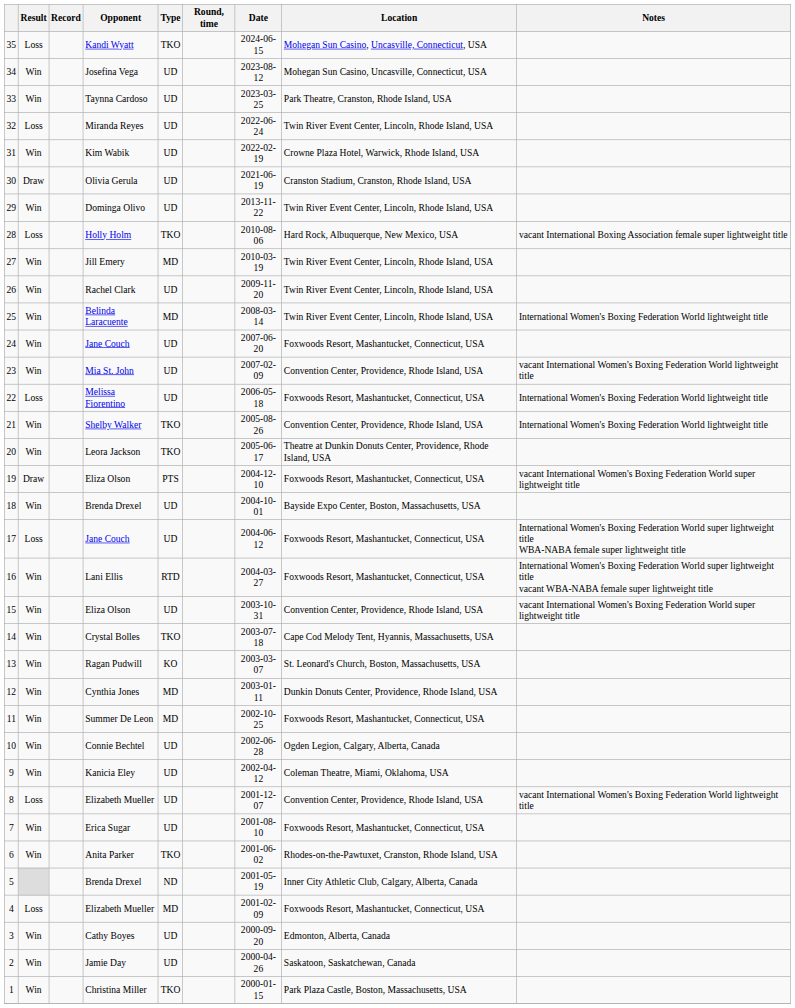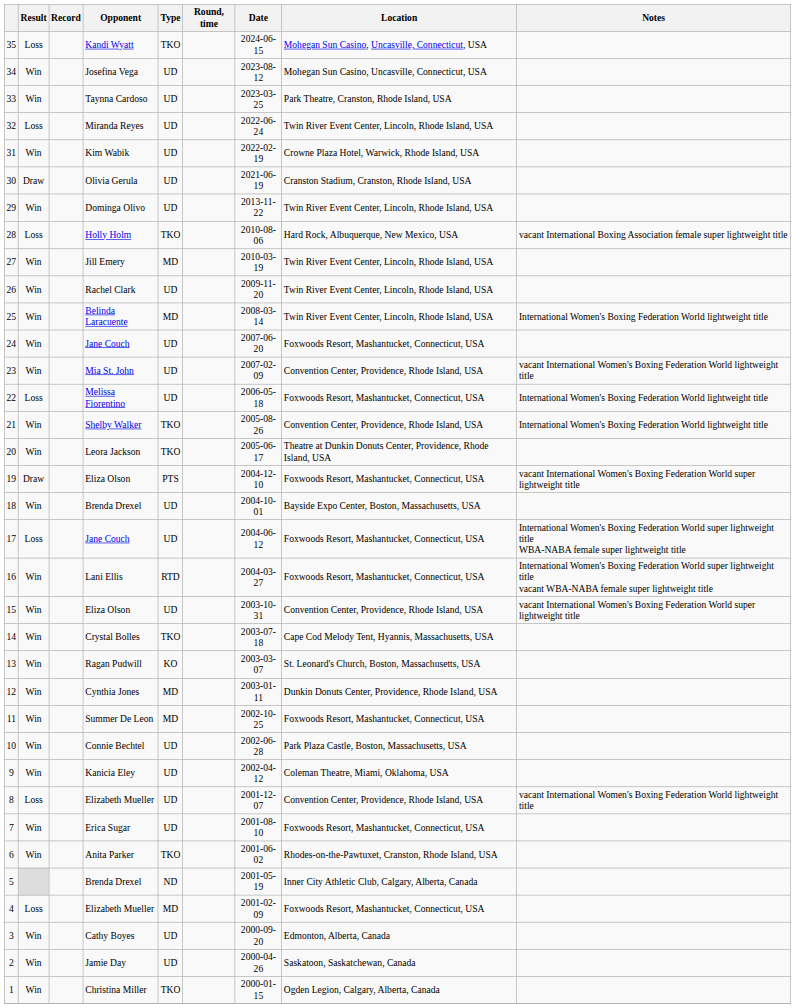(362, 746) Ogden Legion, Calgary, Alberta, Canada -> (375, 746) Park Plaza Castle, Boston, Massachusetts, USA
(375, 990) Park Plaza Castle, Boston, Massachusetts, USA -> (362, 990) Ogden Legion, Calgary, Alberta, Canada
